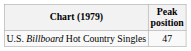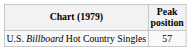(167, 38) 47 -> (167, 38) 57
